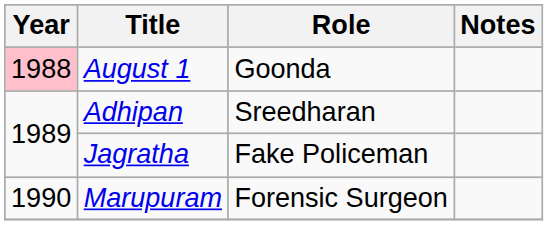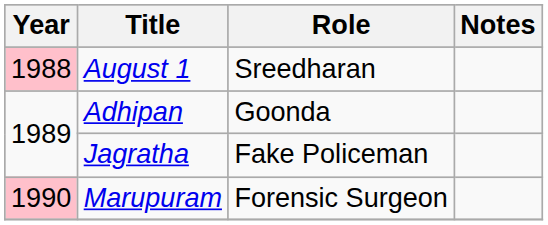(283, 68) Goonda -> (305, 68) Sreedharan
(305, 111) Sreedharan -> (283, 111) Goonda
(41, 197) no background -> (41, 197) pink background
